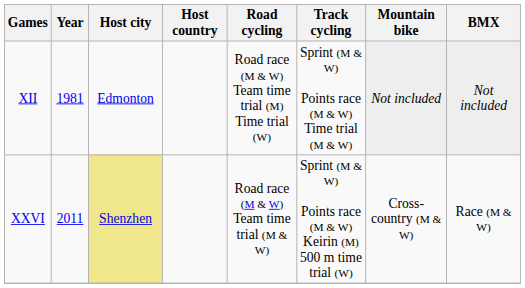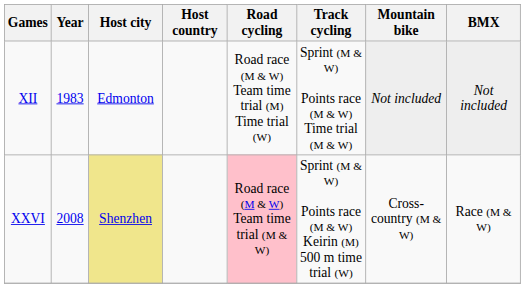(70, 98) 1981 -> (70, 98) 1983
(70, 219) 2011 -> (70, 219) 2008
(262, 219) no background -> (262, 219) pink background
